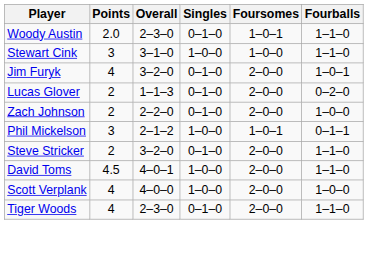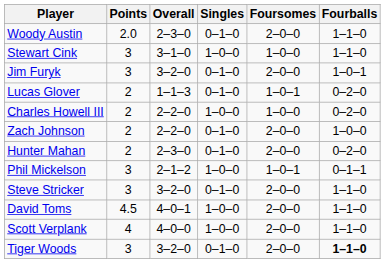(266, 33) 1–0–1 -> (283, 33) 2–0–0
(111, 72) 4 -> (128, 72) 3
(266, 92) 2–0–0 -> (283, 92) 1–0–1
+ row: (55, 111)
+ row: (46, 151)
(111, 151) 2 -> (128, 190) 3
(332, 190) 1–0–0 -> (350, 229) 1–1–0
(111, 209) 4 -> (128, 248) 3
(157, 209) 2–3–0 -> (174, 248) 3–2–0
(332, 209) normal -> (350, 248) bold
